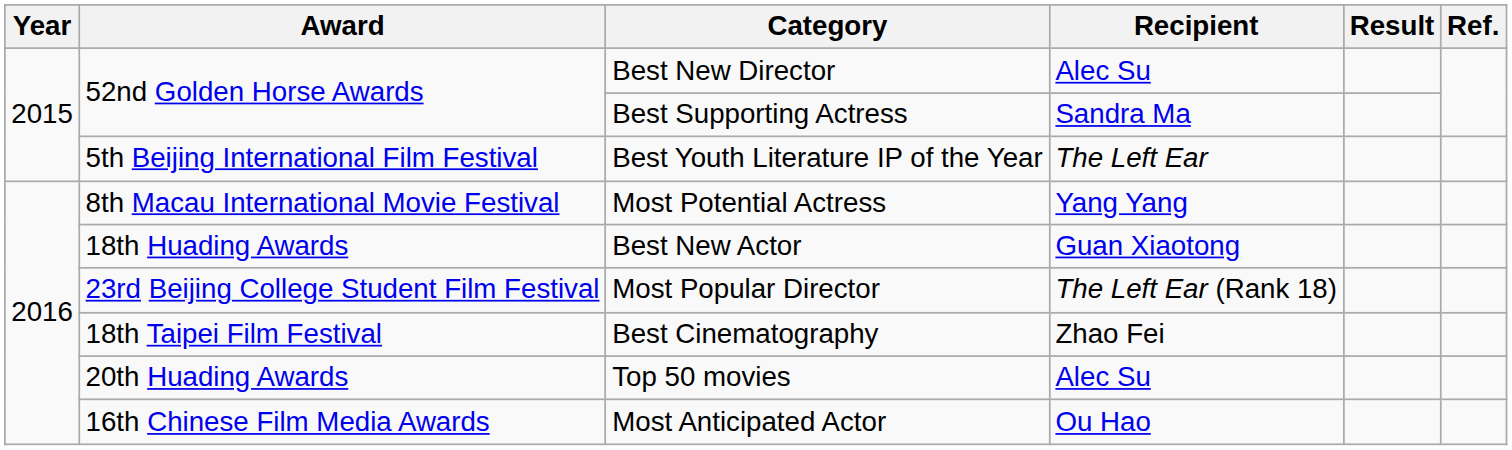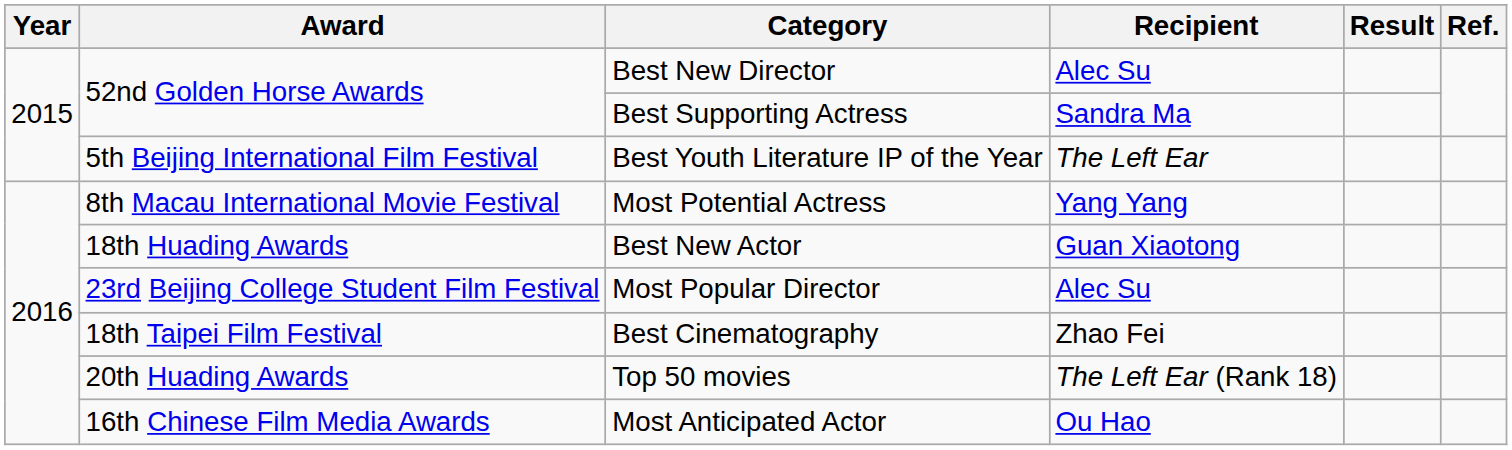(1196, 289) The Left Ear (Rank 18) -> (1103, 289) Alec Su
(1103, 377) Alec Su -> (1196, 377) The Left Ear (Rank 18)
